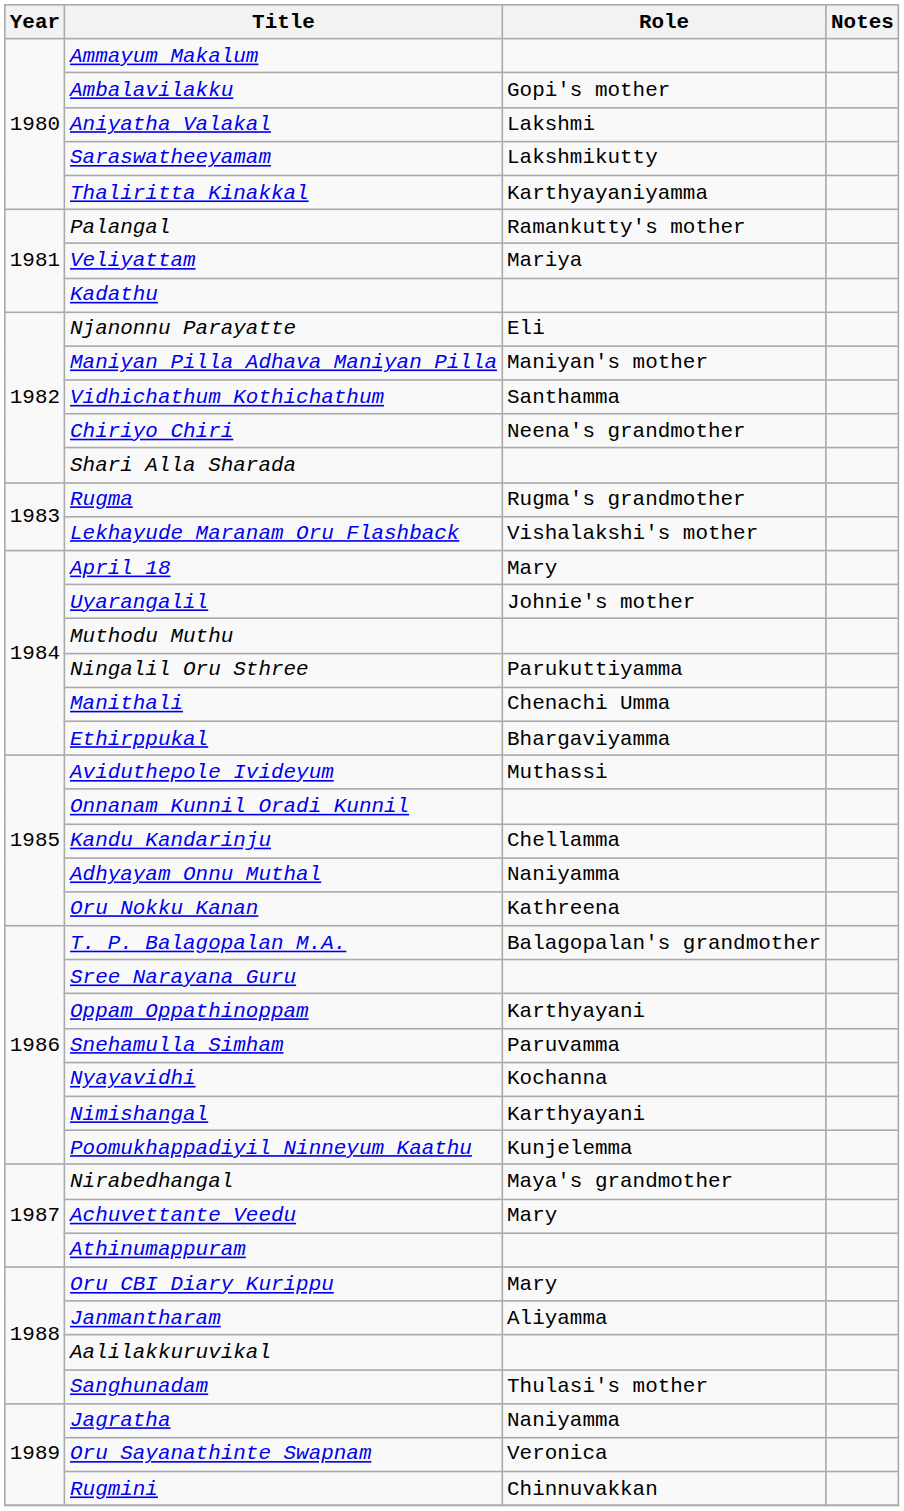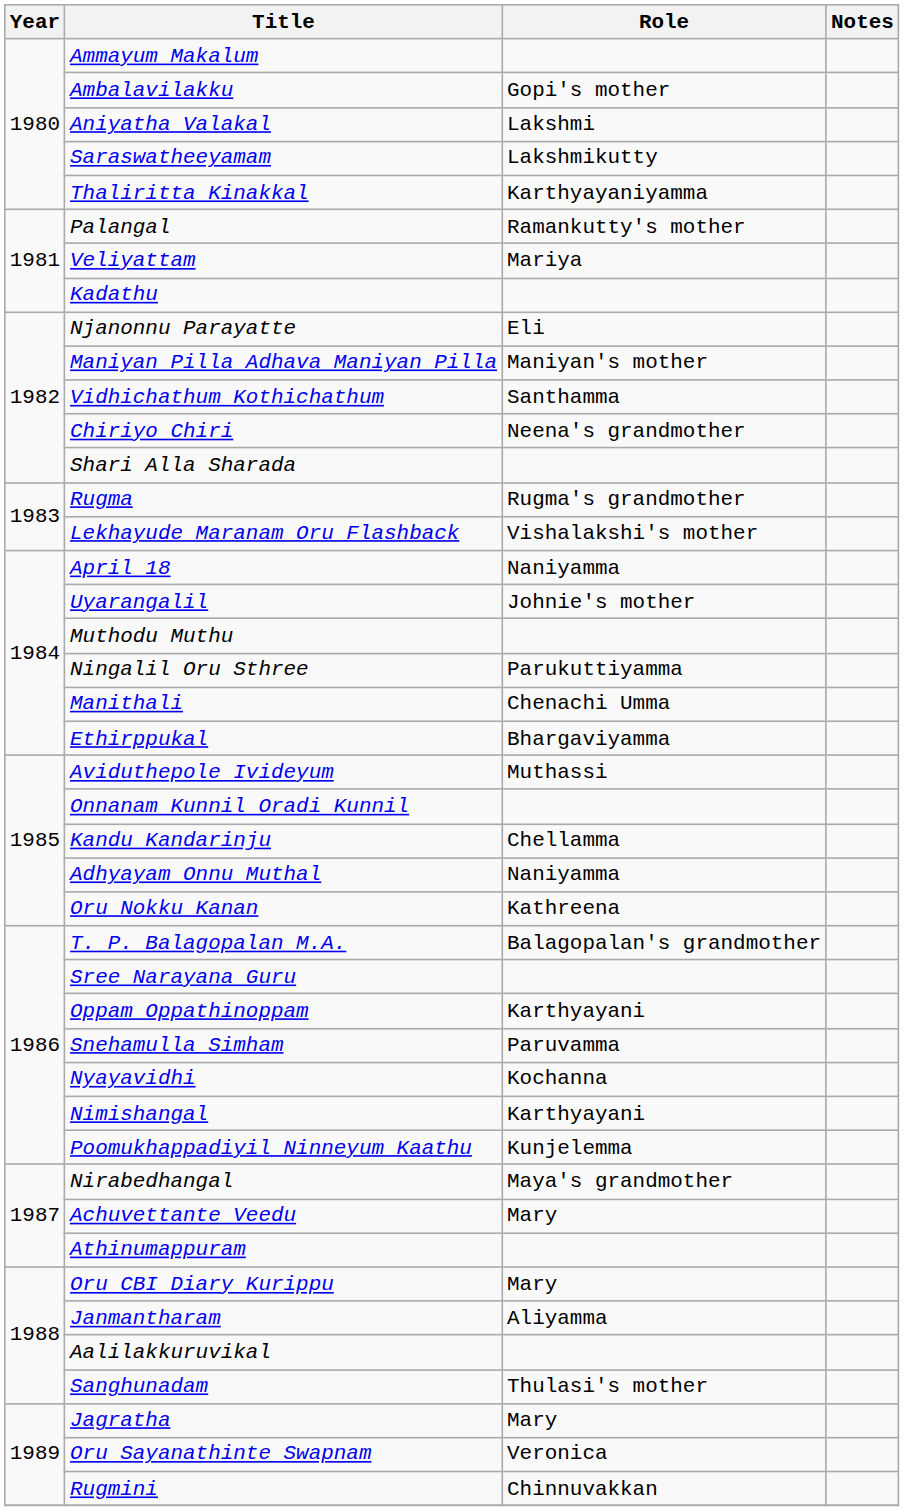(532, 568) Mary -> (564, 568) Naniyamma
(564, 1420) Naniyamma -> (532, 1420) Mary
